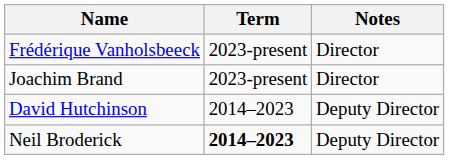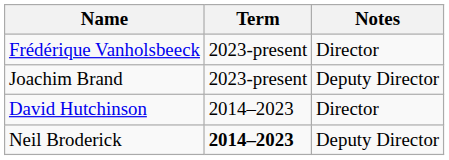(347, 79) Director -> (378, 79) Deputy Director
(378, 109) Deputy Director -> (347, 109) Director
